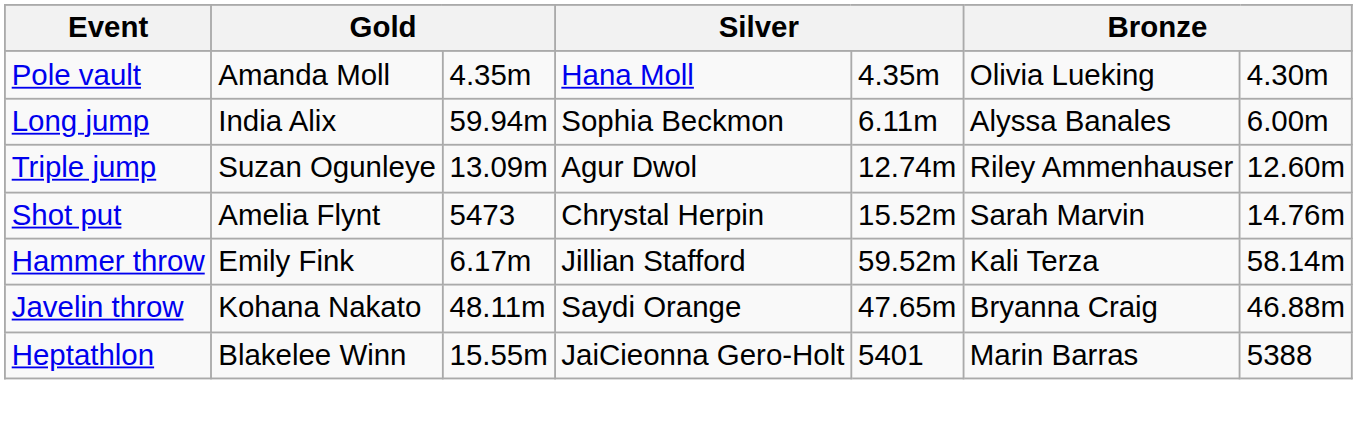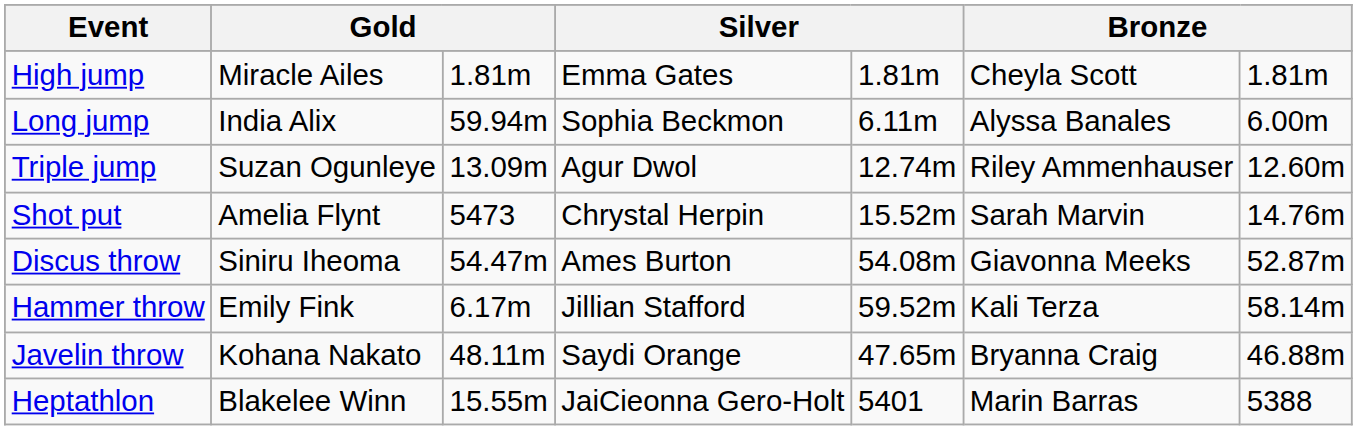+ row: (78, 74)
- row: (76, 74)
+ row: (96, 261)
